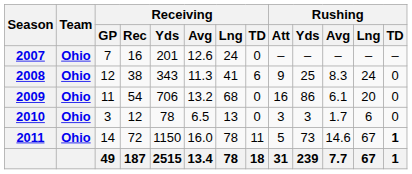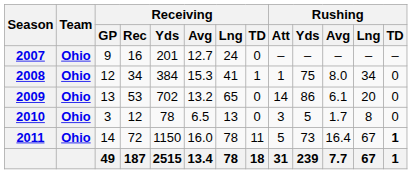(108, 55) 7 -> (108, 55) 9
(200, 55) 12.6 -> (200, 55) 12.7
(135, 76) 38 -> (135, 76) 34
(167, 76) 343 -> (167, 76) 384
(200, 76) 11.3 -> (200, 76) 15.3
(257, 76) 6 -> (257, 76) 1
(281, 76) 9 -> (281, 76) 1
(308, 76) 25 -> (308, 76) 75
(338, 76) 8.3 -> (338, 76) 8.0
(369, 76) 24 -> (369, 76) 34
(108, 96) 11 -> (108, 96) 13
(135, 96) 54 -> (135, 96) 53
(167, 96) 706 -> (167, 96) 702
(231, 96) 68 -> (231, 96) 65
(281, 96) 16 -> (281, 96) 14
(308, 117) 3 -> (308, 117) 5
(369, 117) 6 -> (369, 117) 8
(338, 138) 14.6 -> (338, 138) 16.4
